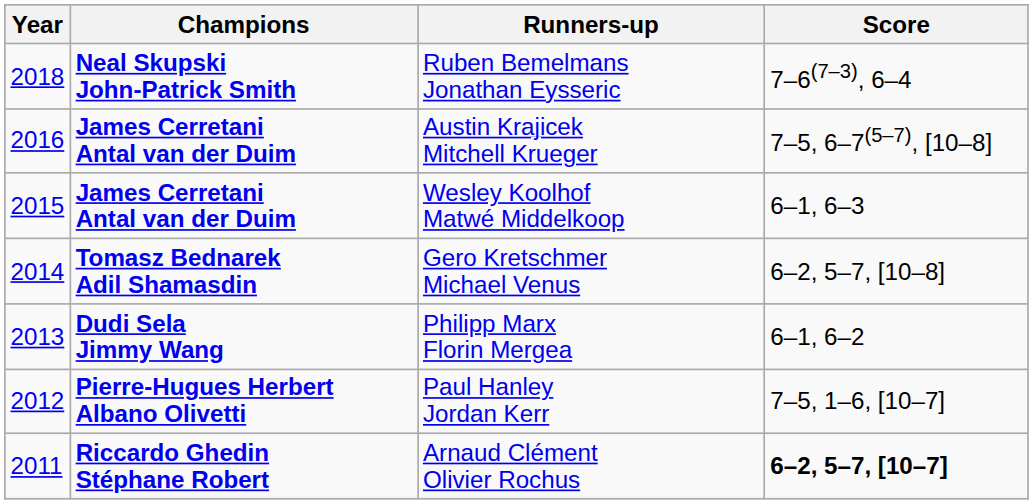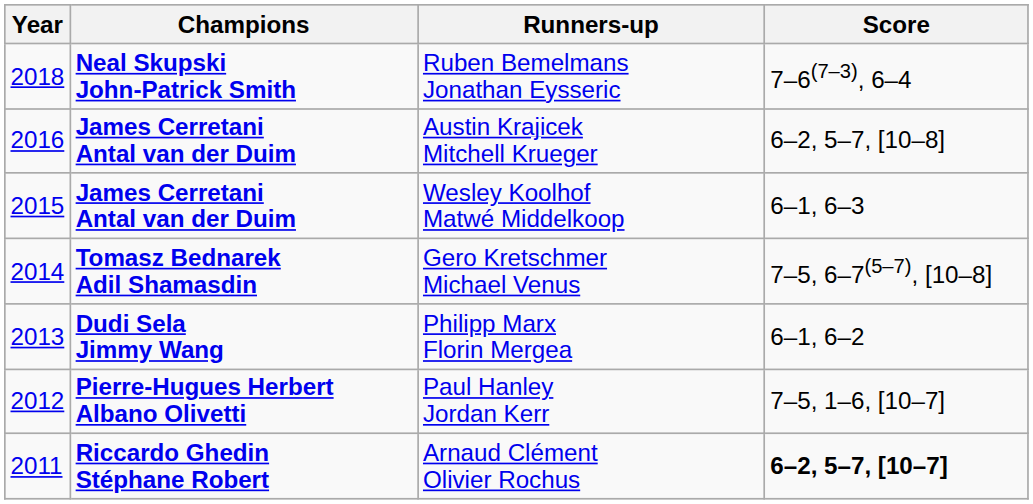(881, 141) 7–5, 6–7(5–7), [10–8] -> (858, 141) 6–2, 5–7, [10–8]
(858, 271) 6–2, 5–7, [10–8] -> (881, 271) 7–5, 6–7(5–7), [10–8]
